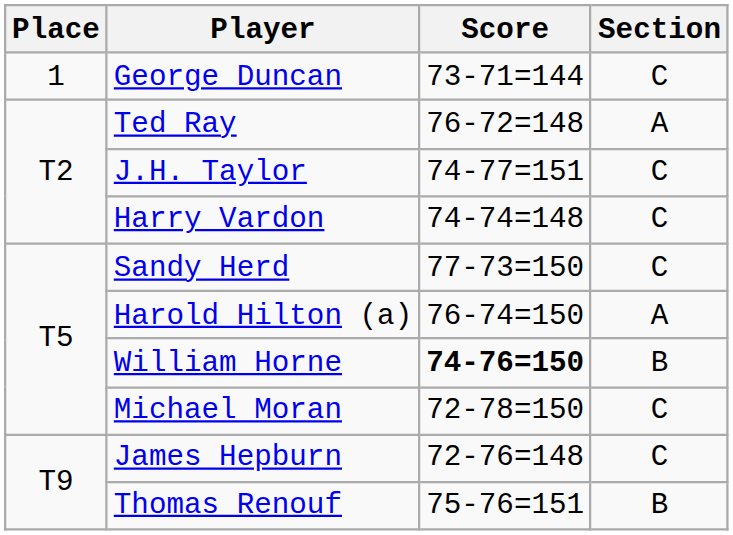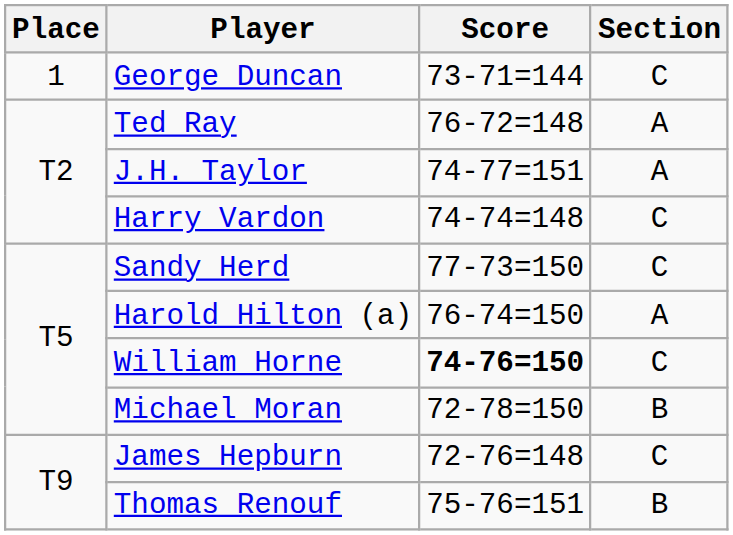(659, 172) C -> (659, 172) A
(659, 363) B -> (659, 363) C
(659, 410) C -> (659, 410) B
